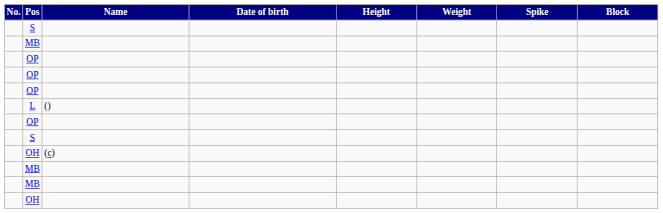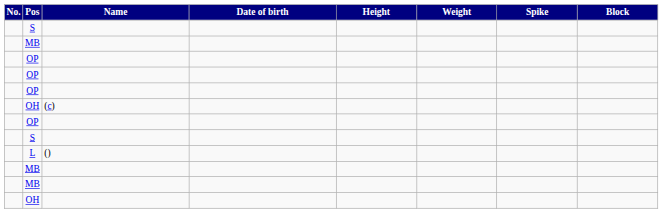rows swapped: (32, 153) <-> (32, 106)
